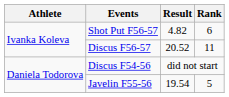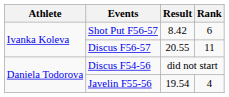(177, 31) 4.82 -> (177, 31) 8.42
(177, 48) 20.52 -> (177, 48) 20.55
(209, 83) 5 -> (209, 83) 4
